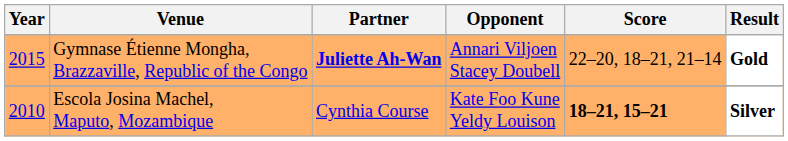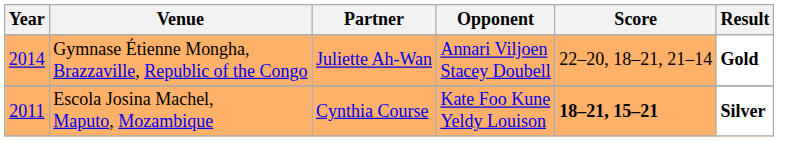(27, 60) 2015 -> (27, 60) 2014
(379, 60) bold -> (374, 60) normal
(27, 110) 2010 -> (27, 110) 2011
